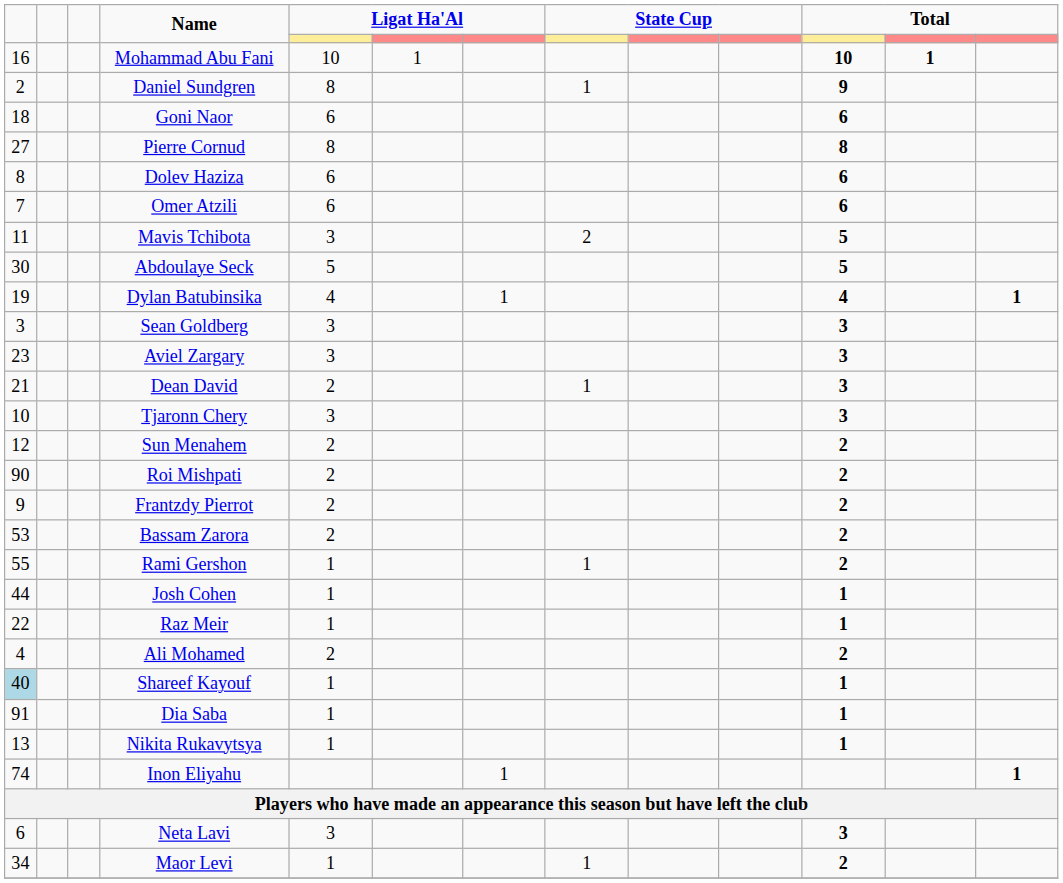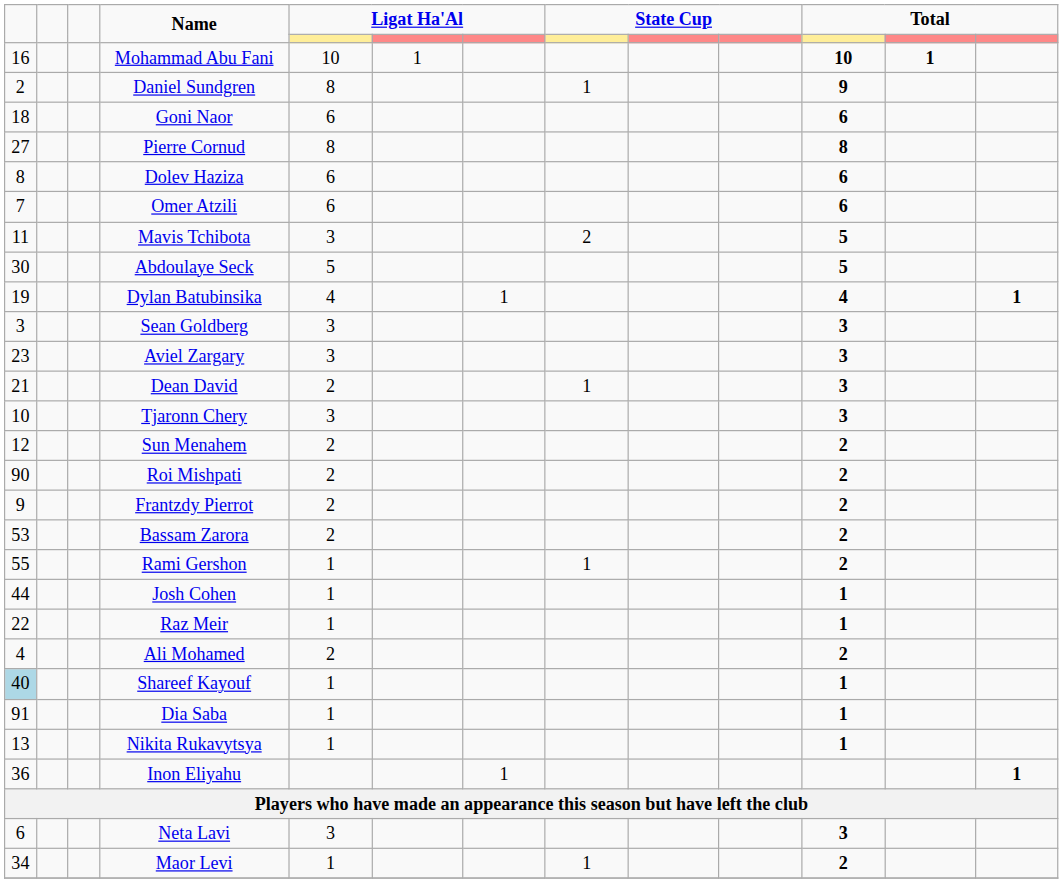(20, 773) 74 -> (20, 773) 36
